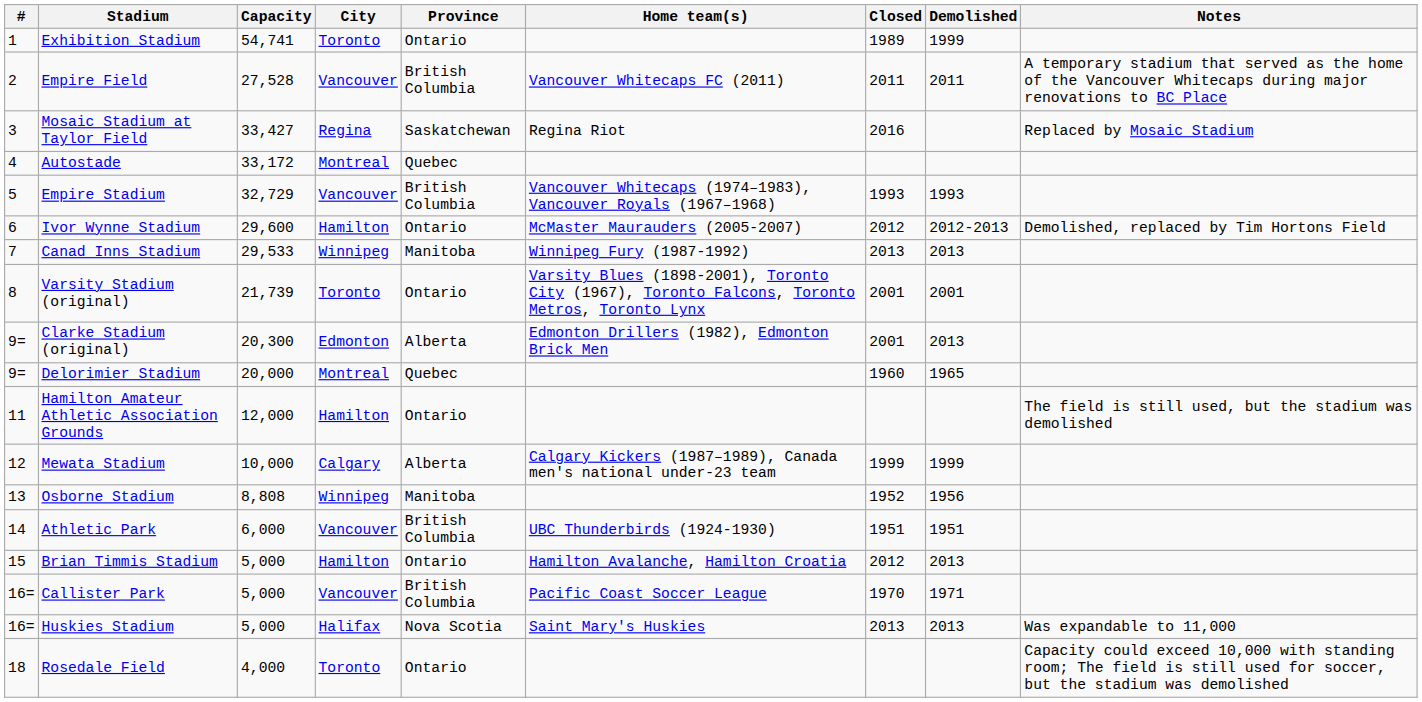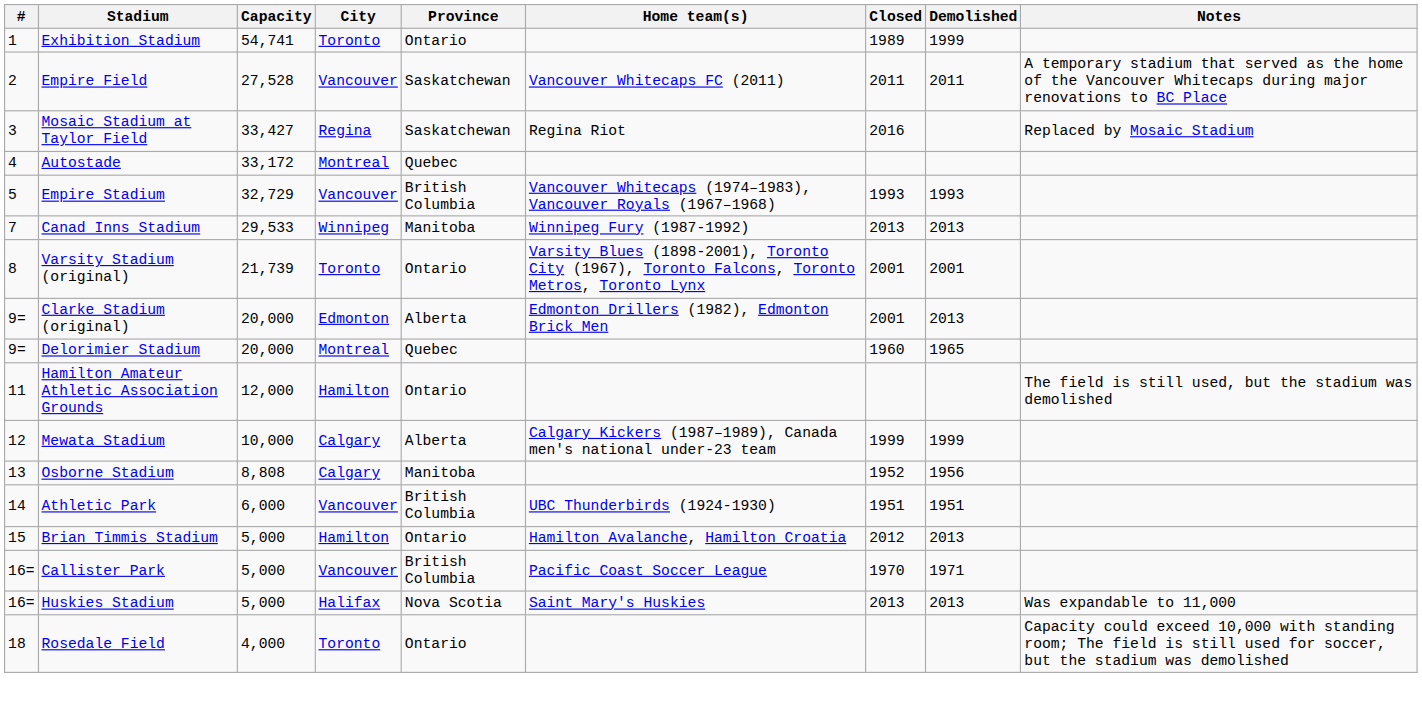(440, 81) British Columbia -> (458, 81) Saskatchewan
- row: (121, 228)
(267, 342) 20,300 -> (267, 318) 20,000
(354, 497) Winnipeg -> (349, 473) Calgary
